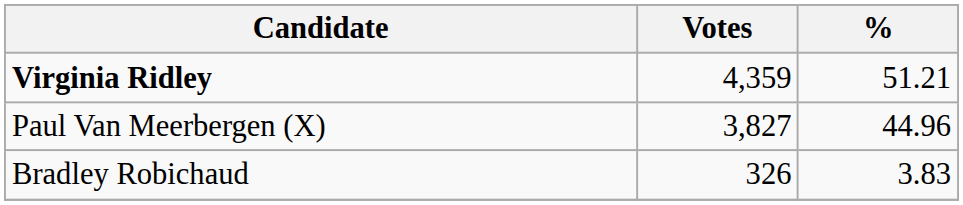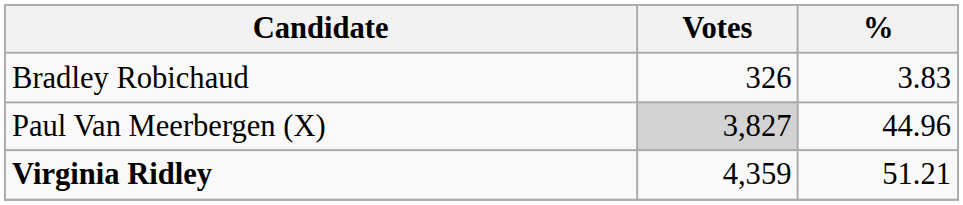rows swapped: (112, 77) <-> (130, 174)
(757, 125) no background -> (757, 125) lightgrey background
